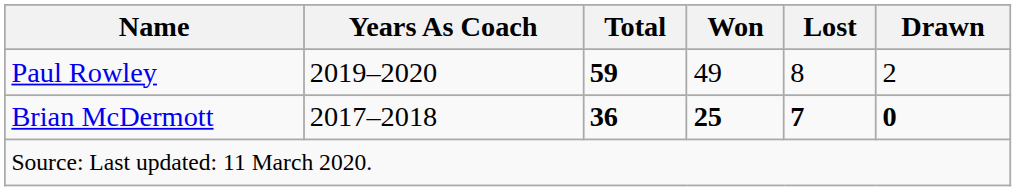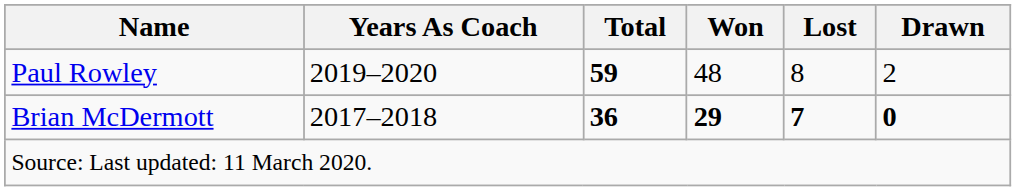(708, 71) 49 -> (708, 71) 48
(708, 116) 25 -> (708, 116) 29
